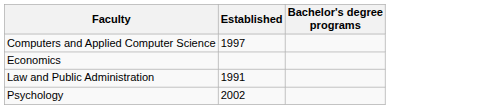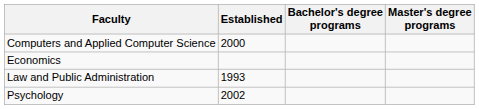+ column: (430, 19)
(233, 43) 1997 -> (233, 43) 2000
(233, 78) 1991 -> (233, 78) 1993
